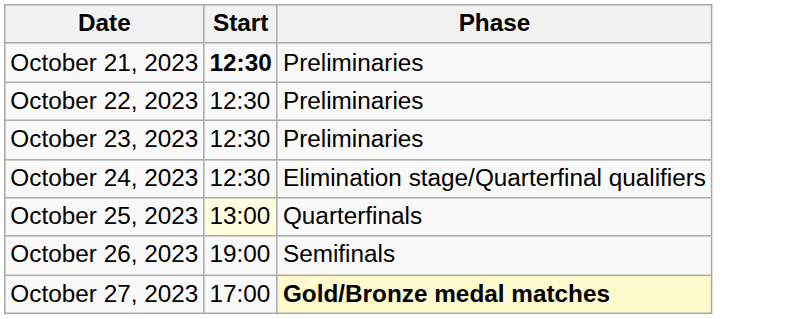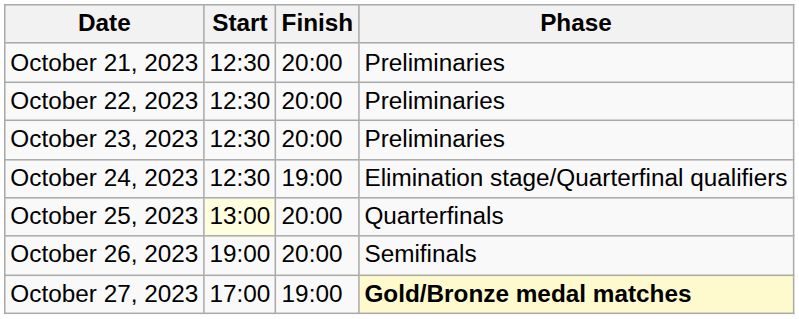+ column: (317, 23)
(241, 62) bold -> (240, 62) normal
